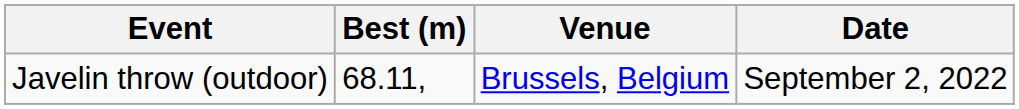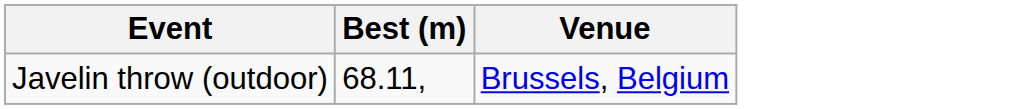- column: (875, 29)
